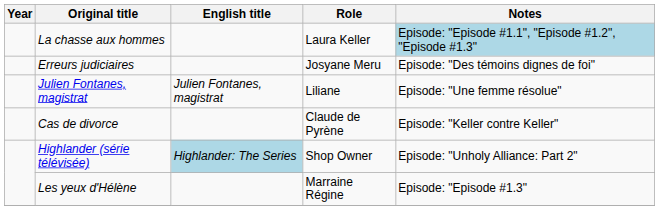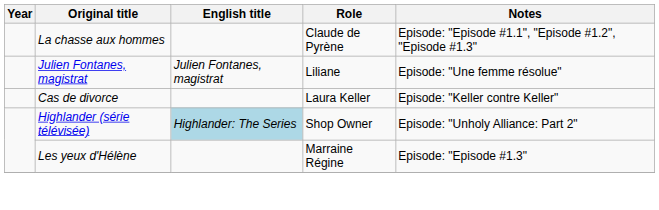(338, 39) Laura Keller -> (333, 39) Claude de Pyrène
(507, 39) lightblue background -> (507, 39) no background
- row: (86, 65)
(333, 123) Claude de Pyrène -> (338, 98) Laura Keller
